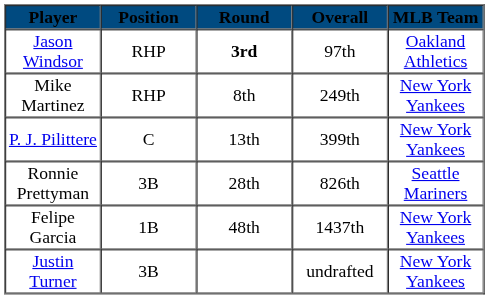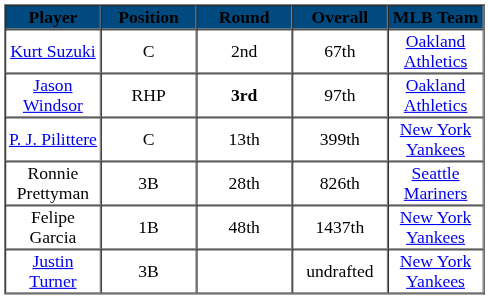+ row: (53, 51)
- row: (53, 95)
